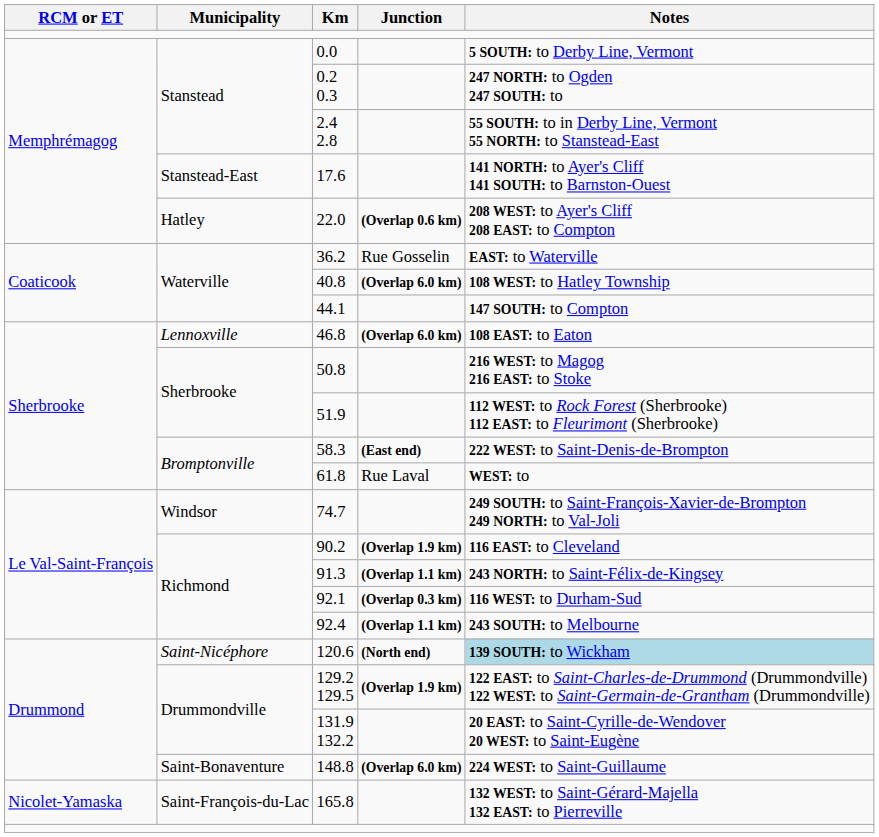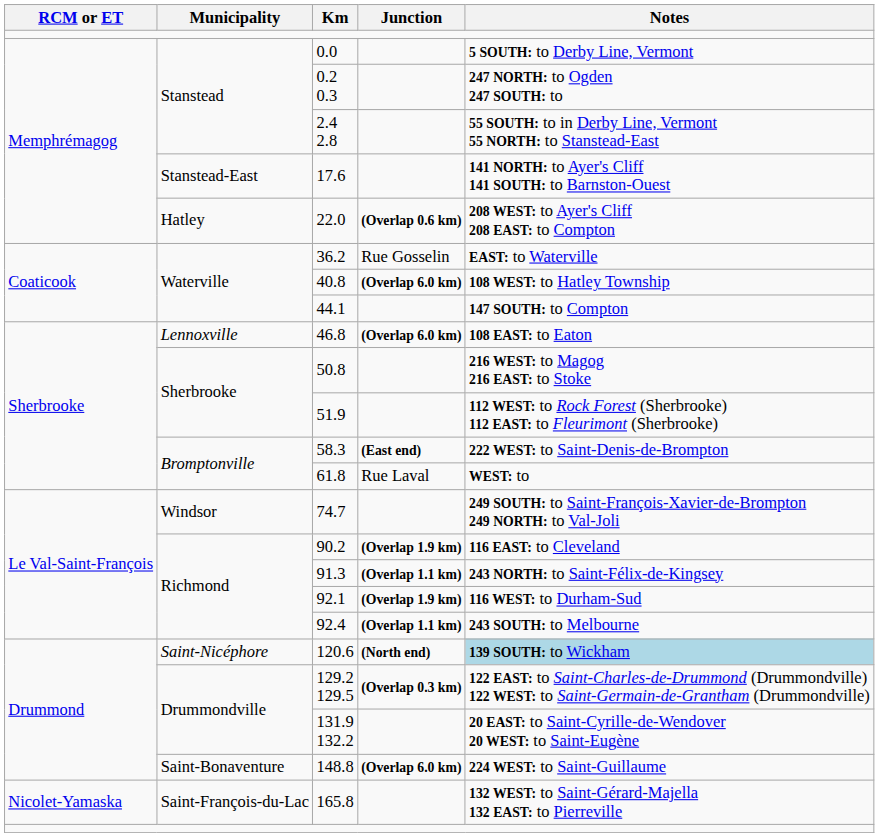(411, 600) (Overlap 0.3 km) -> (411, 600) (Overlap 1.9 km)
(411, 687) (Overlap 1.9 km) -> (411, 687) (Overlap 0.3 km)
